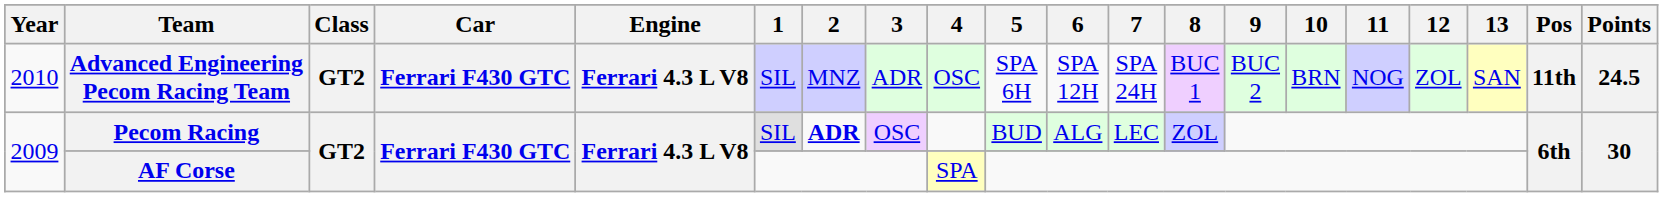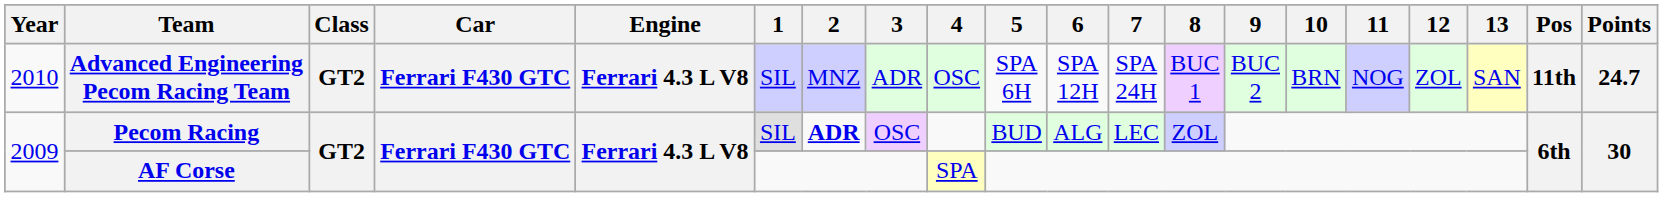(1619, 77) 24.5 -> (1619, 77) 24.7
